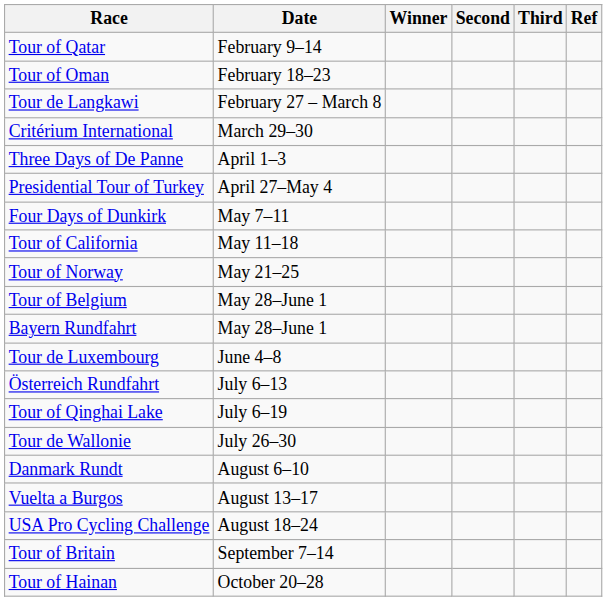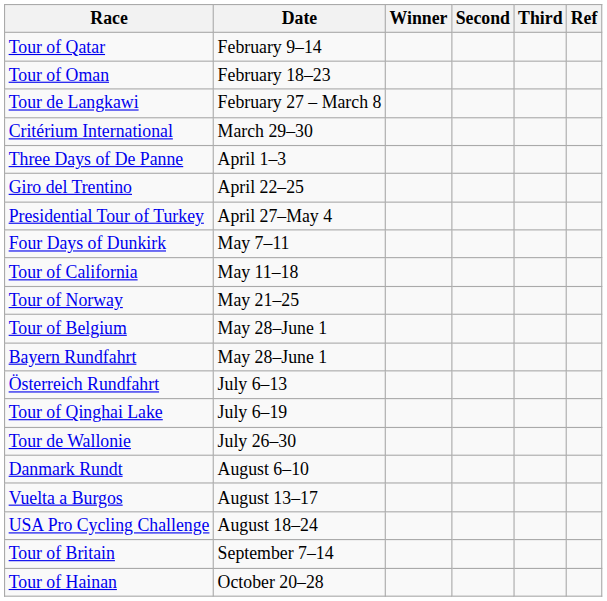+ row: (70, 187)
- row: (84, 356)
